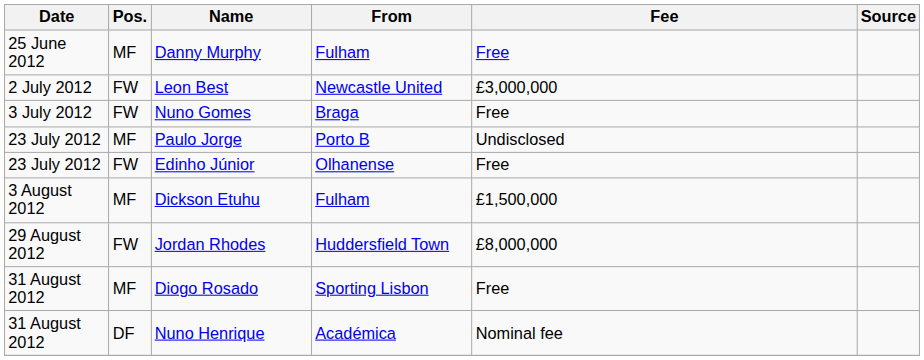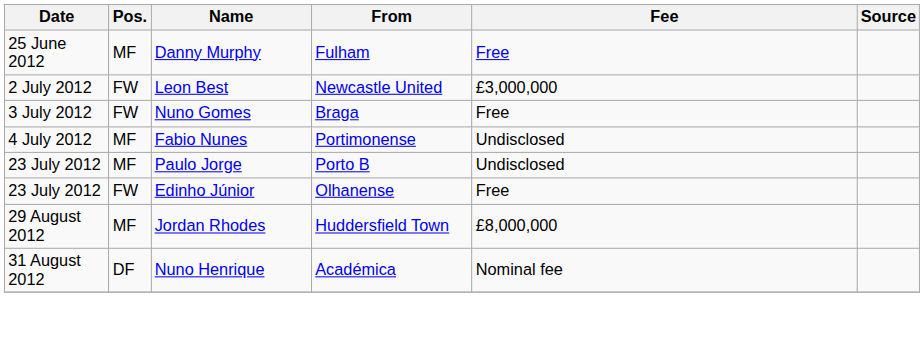+ row: (201, 139)
- row: (207, 200)
(125, 244) FW -> (124, 226) MF
- row: (206, 288)
